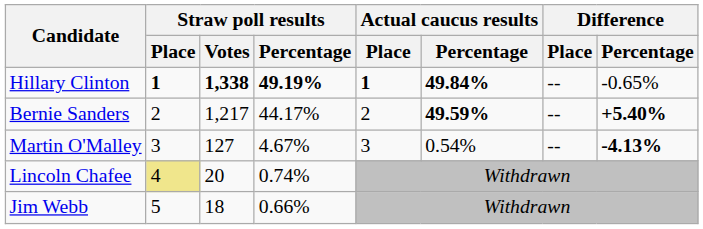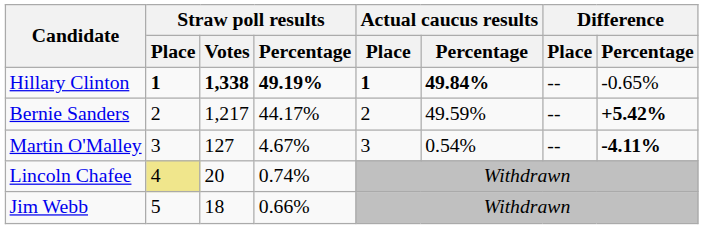(457, 113) bold -> (456, 113) normal
(634, 113) +5.40% -> (634, 113) +5.42%
(632, 144) -4.13% -> (631, 144) -4.11%
